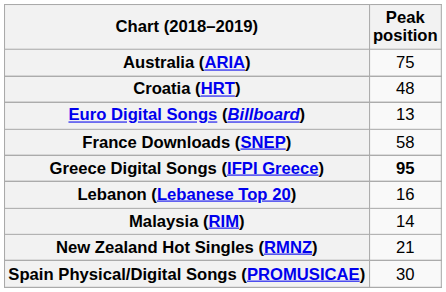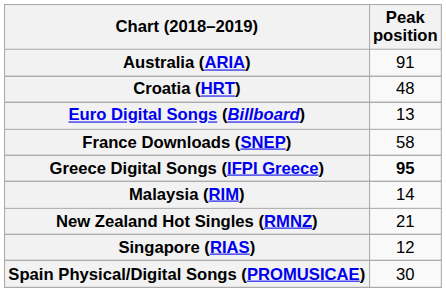(405, 62) 75 -> (405, 62) 91
- row: (187, 194)
+ row: (187, 247)
